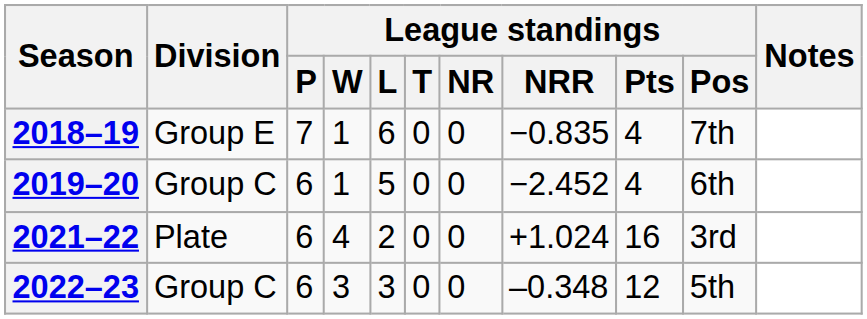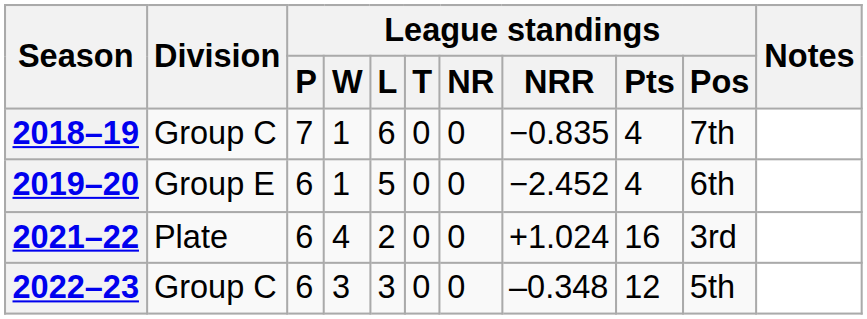(214, 133) Group E -> (215, 133) Group C
(215, 184) Group C -> (214, 184) Group E
